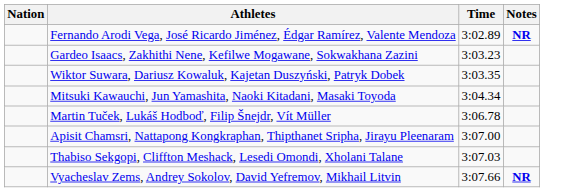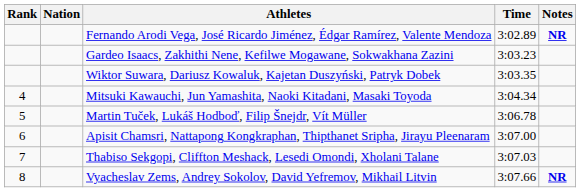+ column: (22, 14)
